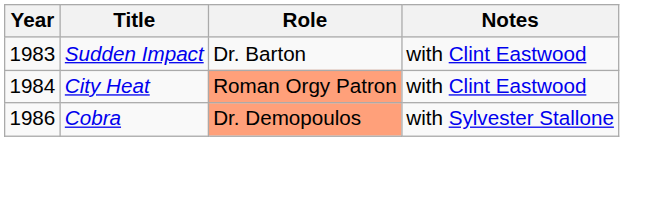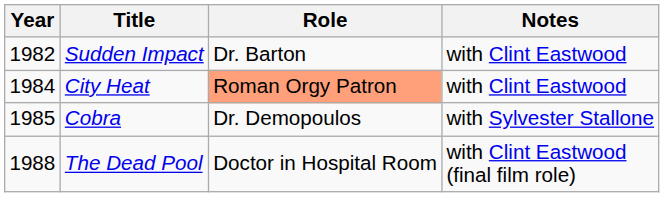(32, 53) 1983 -> (32, 53) 1982
(32, 119) 1986 -> (32, 119) 1985
(287, 119) lightsalmon background -> (287, 119) no background
+ row: (134, 163)
